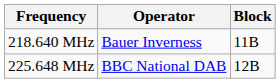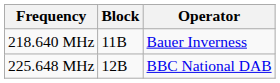columns swapped: (253, 16) <-> (164, 16)
